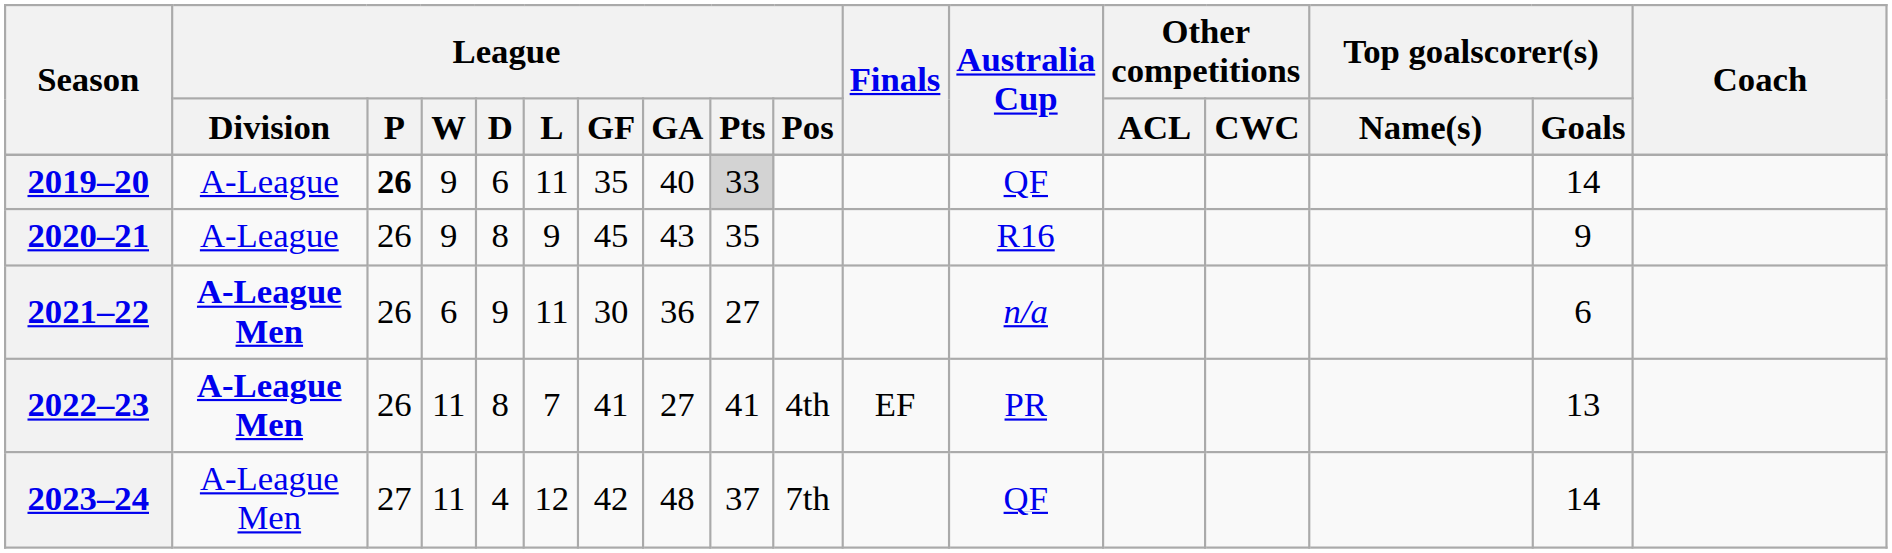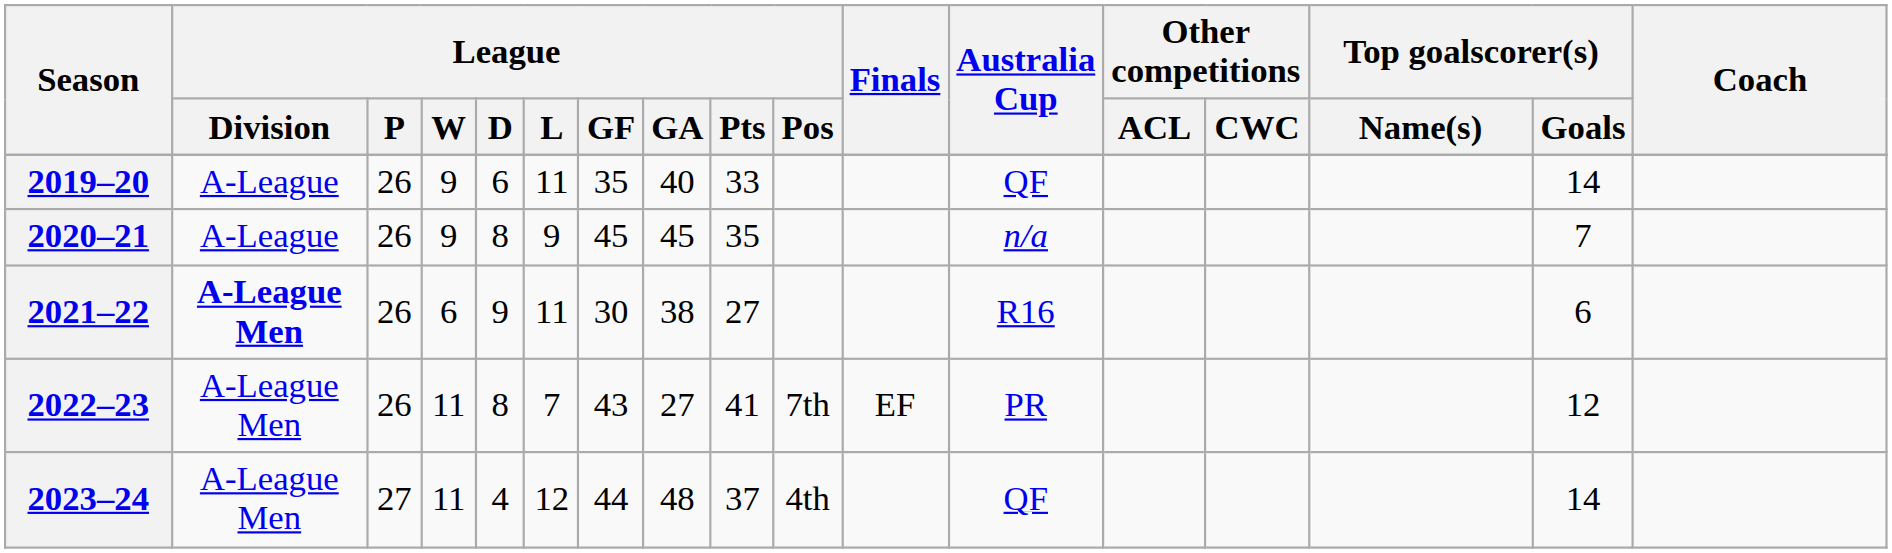(394, 181) bold -> (394, 181) normal
(742, 181) lightgrey background -> (742, 181) no background
(677, 236) 43 -> (677, 236) 45
(1026, 236) R16 -> (1026, 236) n/a
(1583, 236) 9 -> (1583, 236) 7
(677, 310) 36 -> (677, 310) 38
(1026, 310) n/a -> (1026, 310) R16
(269, 405) bold -> (269, 405) normal
(611, 405) 41 -> (611, 405) 43
(808, 405) 4th -> (808, 405) 7th
(1583, 405) 13 -> (1583, 405) 12
(611, 499) 42 -> (611, 499) 44
(808, 499) 7th -> (808, 499) 4th
